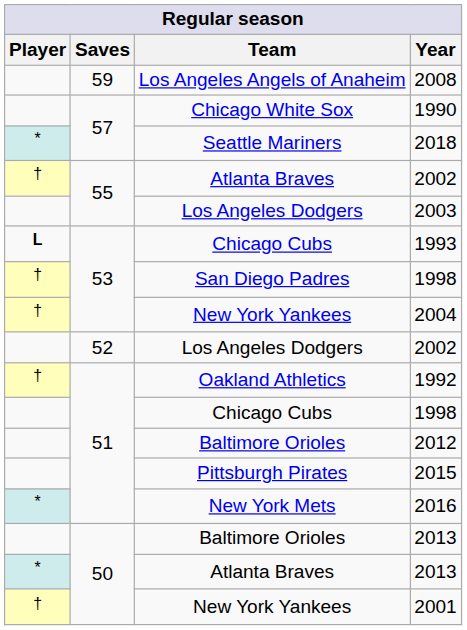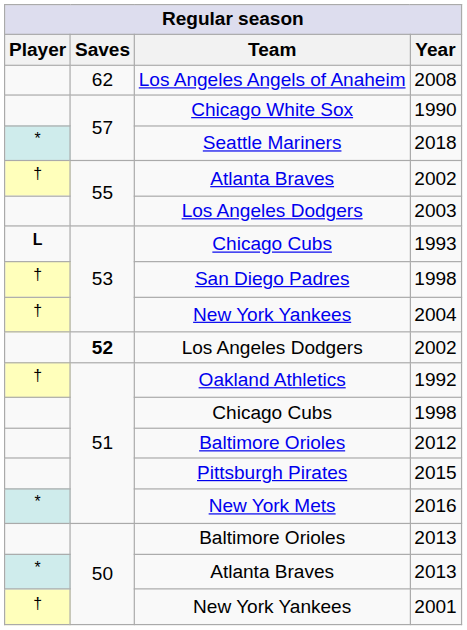(102, 79) 59 -> (102, 79) 62
(102, 347) normal -> (102, 347) bold
